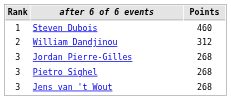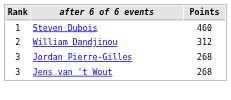- row: (65, 72)
